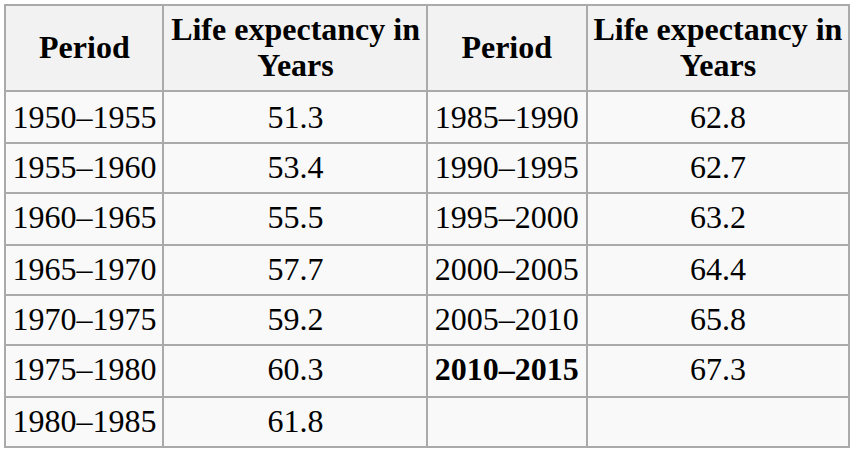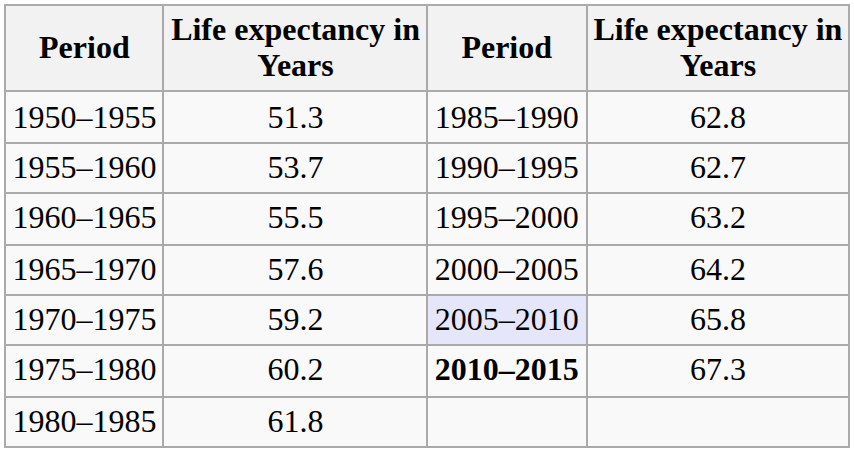(296, 167) 53.4 -> (296, 167) 53.7
(296, 268) 57.7 -> (296, 268) 57.6
(718, 268) 64.4 -> (718, 268) 64.2
(507, 319) no background -> (507, 319) lavender background
(296, 370) 60.3 -> (296, 370) 60.2
